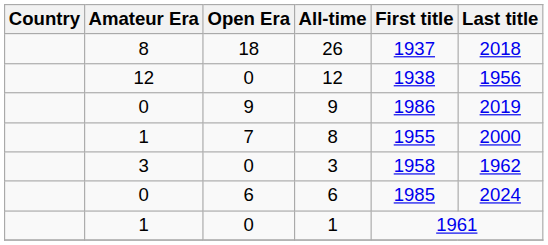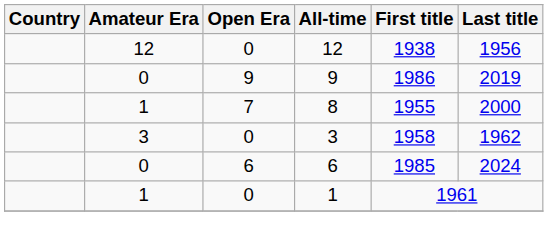- row: (333, 48)
